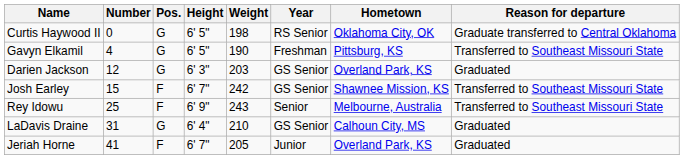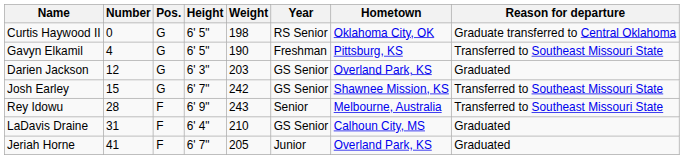(160, 88) F -> (161, 88) G
(113, 107) 25 -> (113, 107) 28
(161, 126) G -> (160, 126) F
